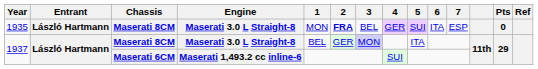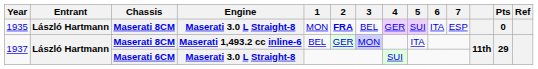(240, 41) Maserati 3.0 L Straight-8 -> (240, 41) Maserati 1,493.2 cc inline-6
(240, 56) Maserati 1,493.2 cc inline-6 -> (240, 56) Maserati 3.0 L Straight-8
